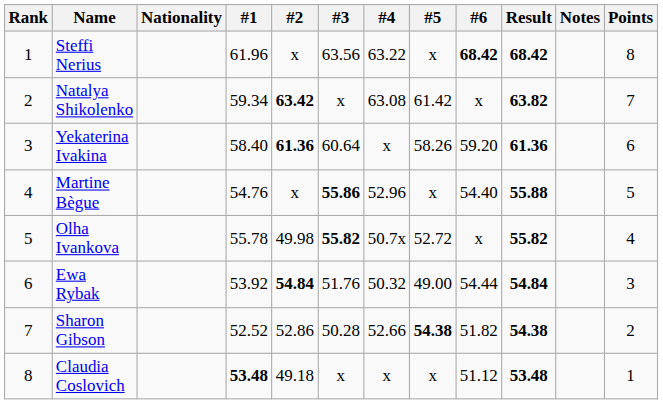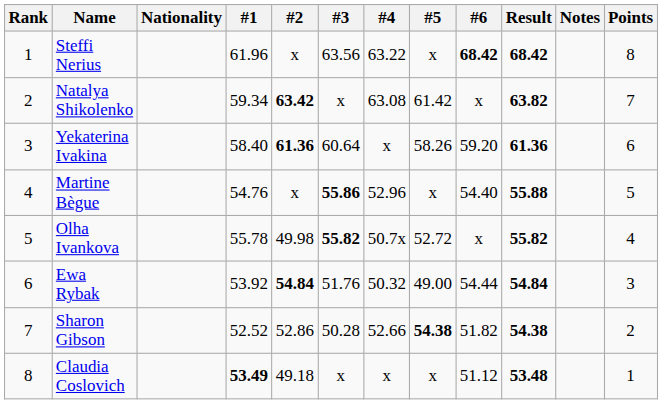(249, 376) 53.48 -> (249, 376) 53.49
